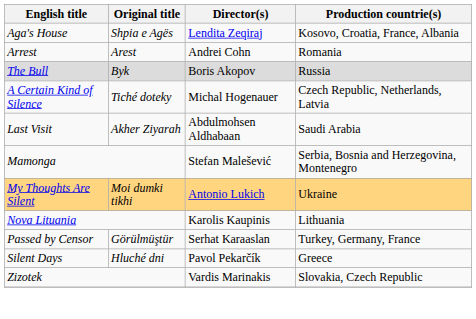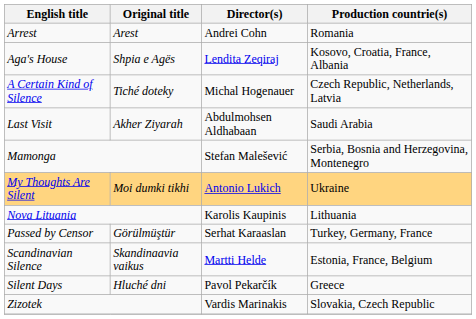rows swapped: (37, 33) <-> (22, 52)
- row: (28, 71)
+ row: (40, 259)
